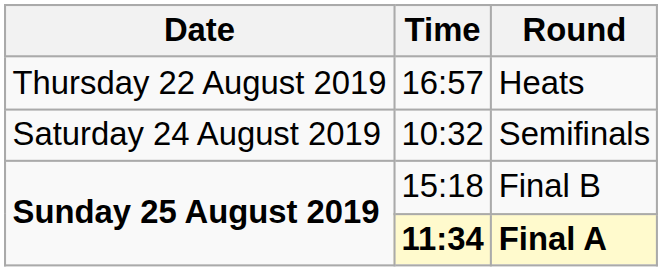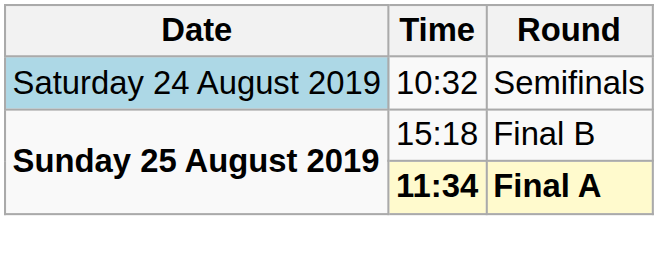- row: (542, 82)
(197, 134) no background -> (197, 82) lightblue background
